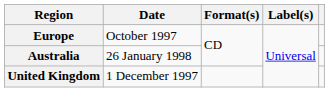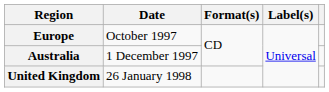(149, 55) 26 January 1998 -> (152, 55) 1 December 1997
(152, 76) 1 December 1997 -> (149, 76) 26 January 1998
